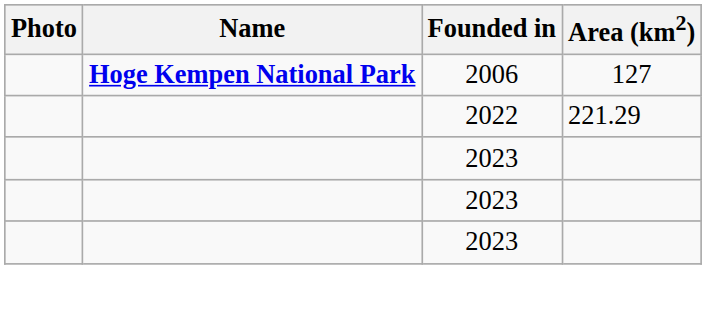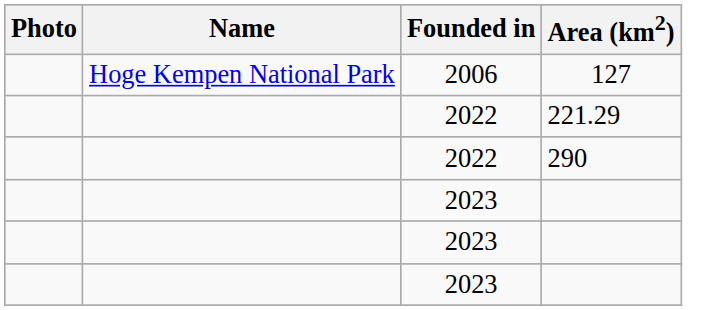(252, 74) bold -> (242, 74) normal
+ row: (471, 158)
